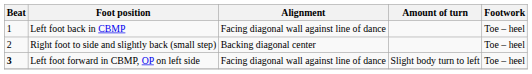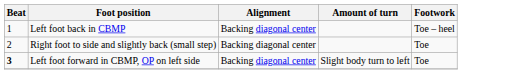(303, 29) Facing diagonal wall against line of dance -> (268, 29) Backing diagonal center
(505, 45) Toe – heel -> (421, 45) Toe
(303, 61) Facing diagonal wall against line of dance -> (268, 61) Backing diagonal center
(505, 61) Toe – heel -> (421, 61) Toe
